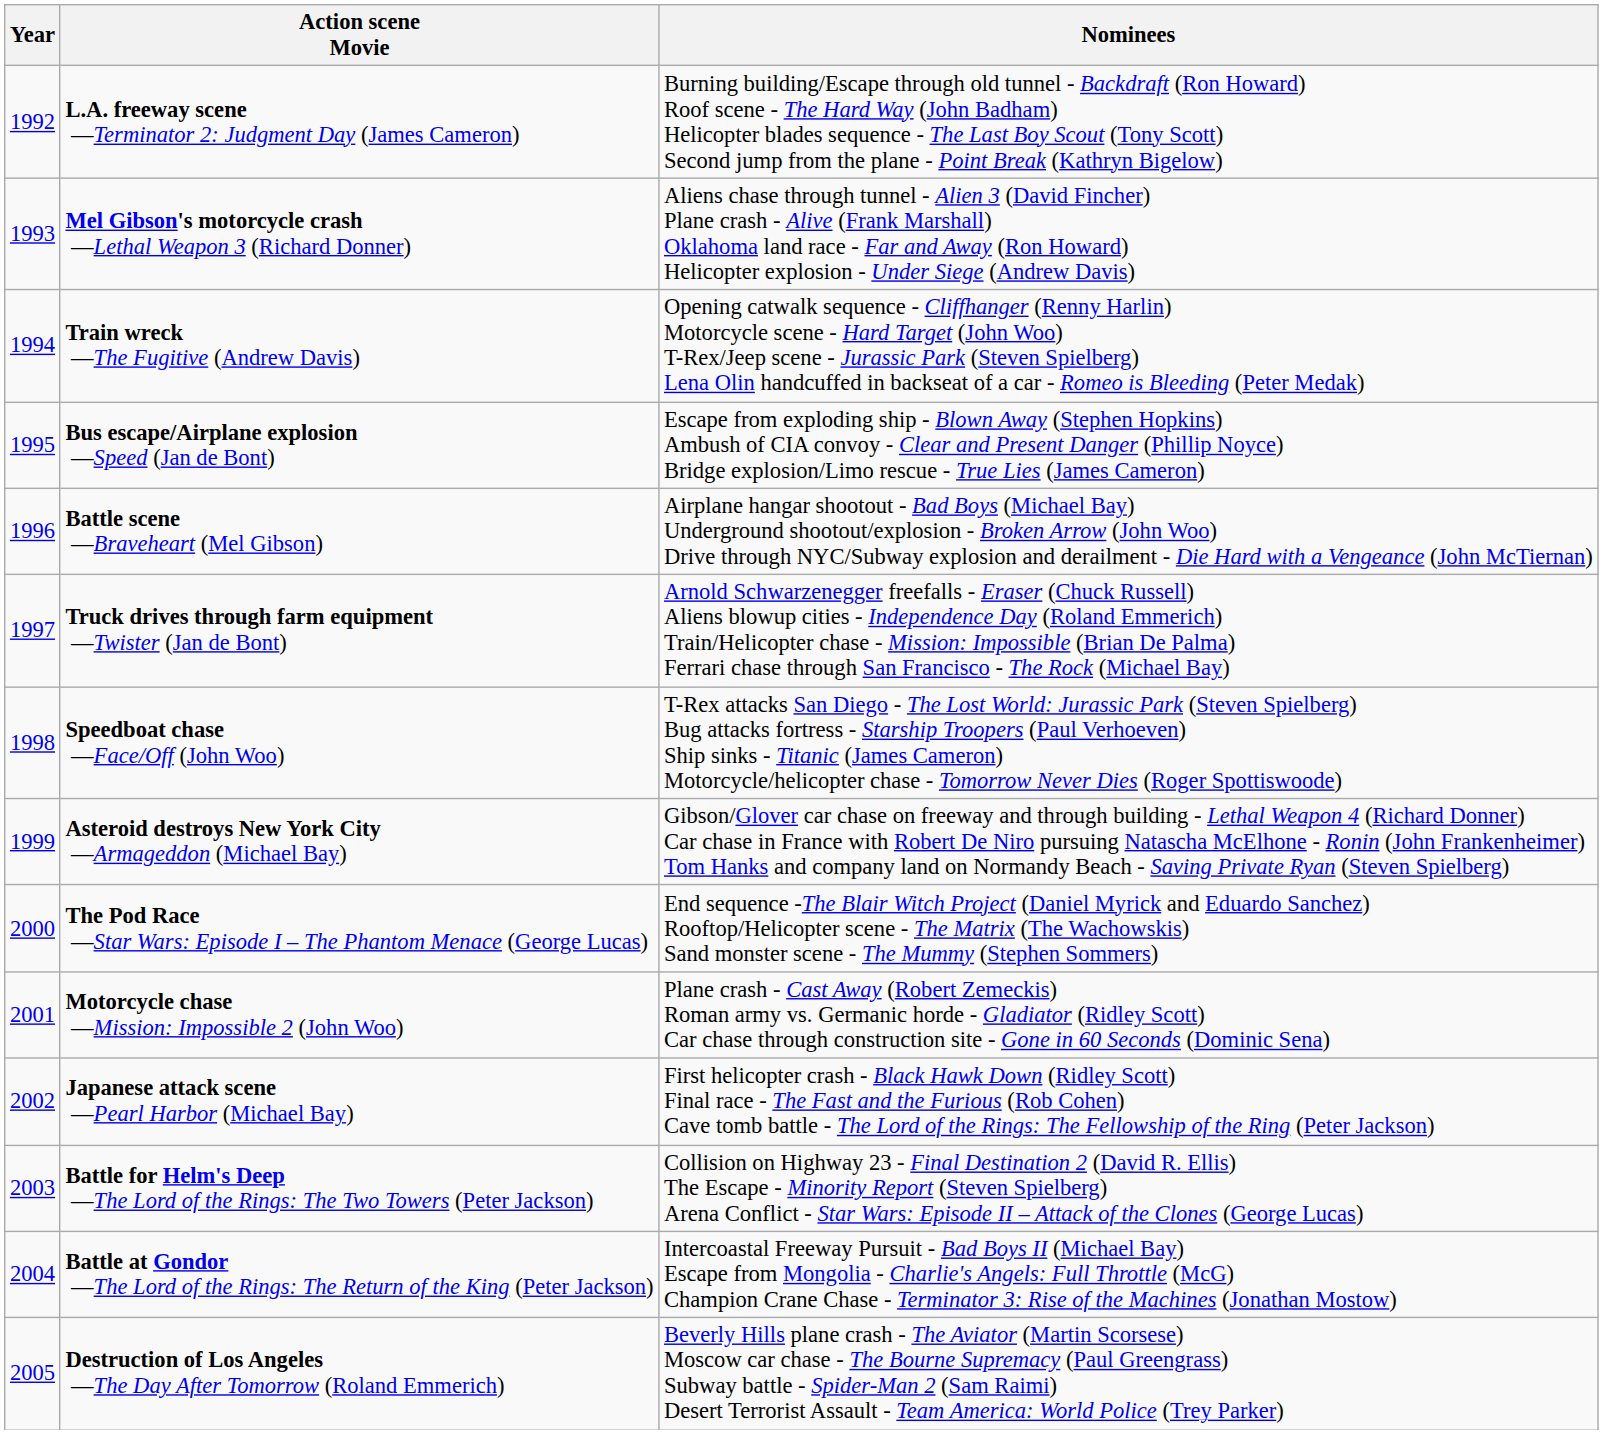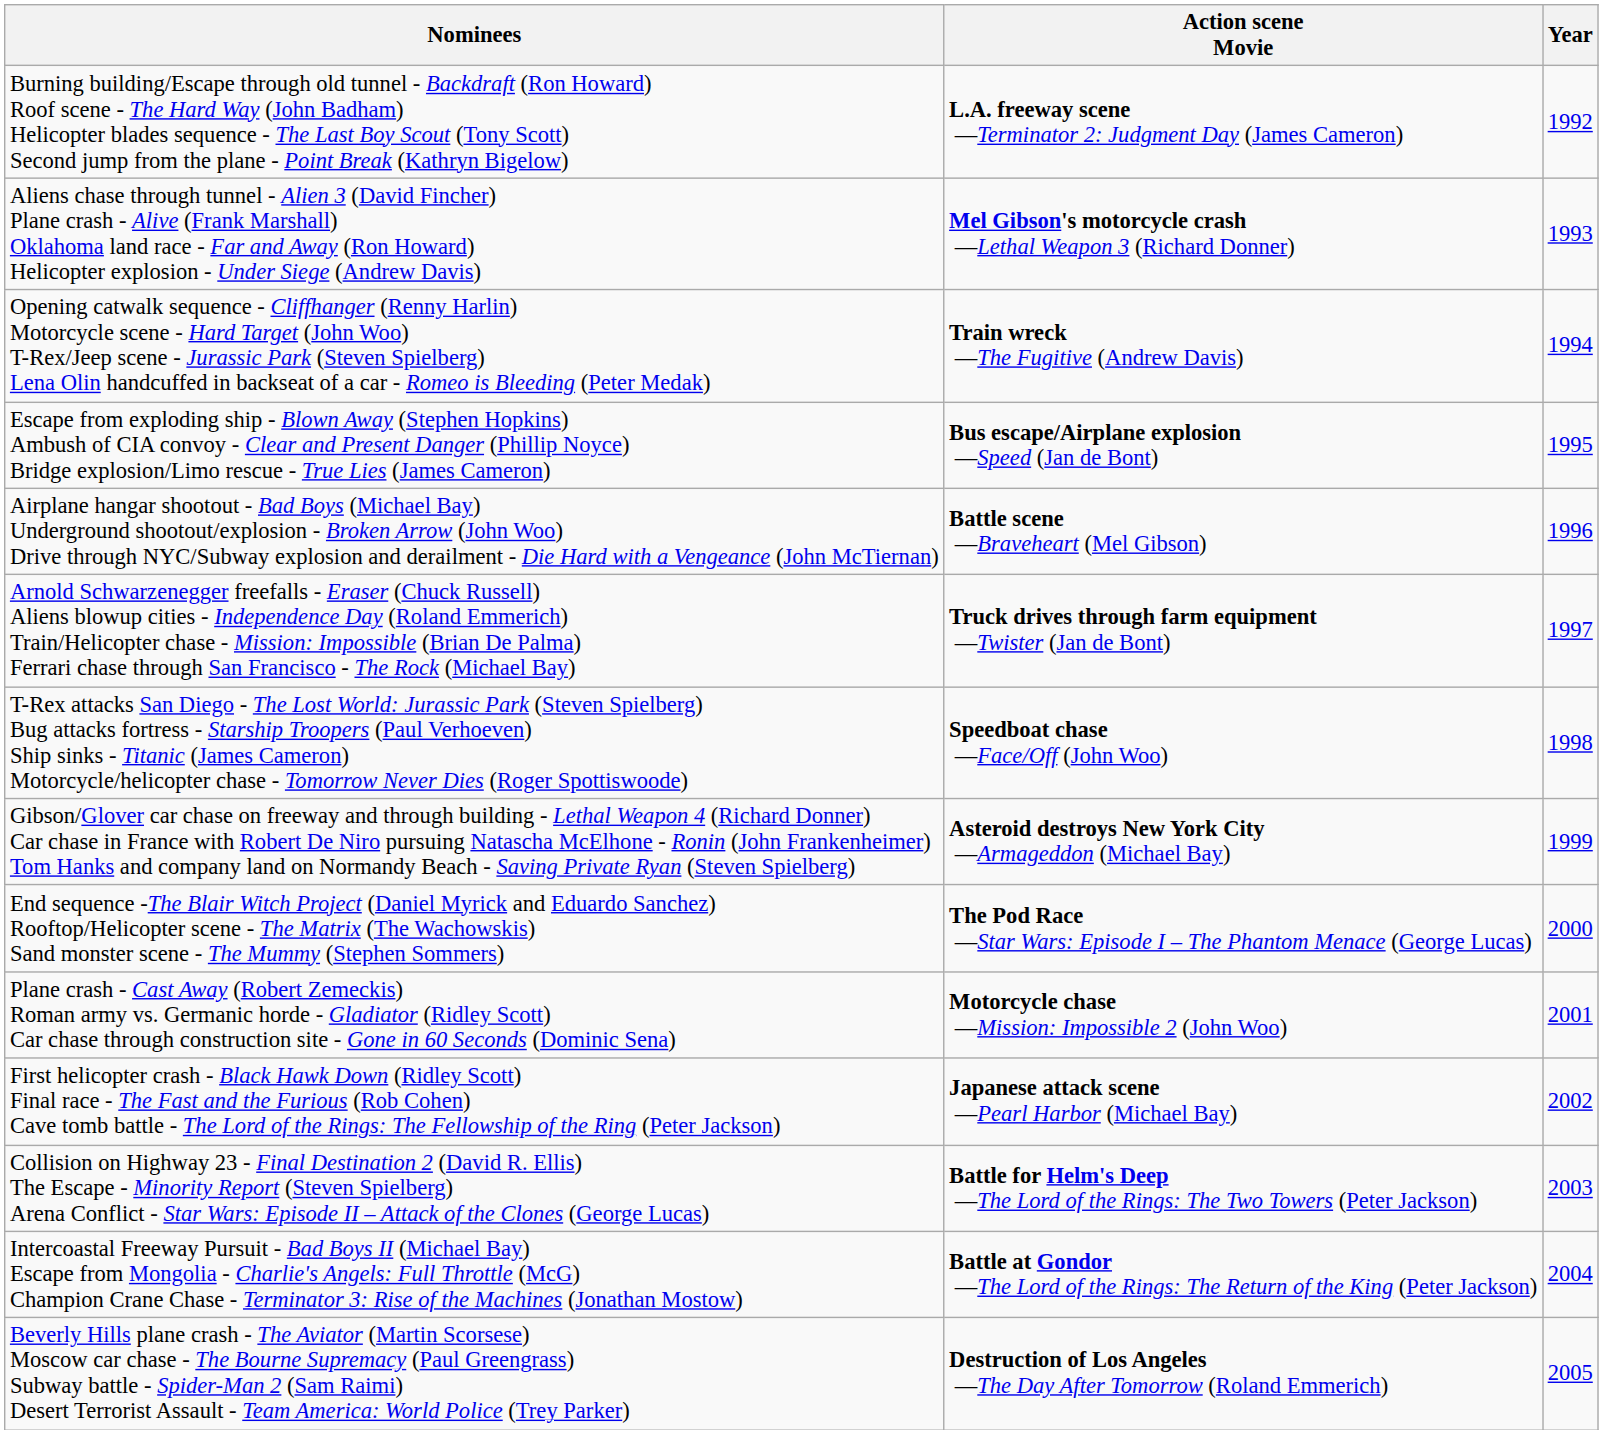columns swapped: (32, 35) <-> (1128, 35)
